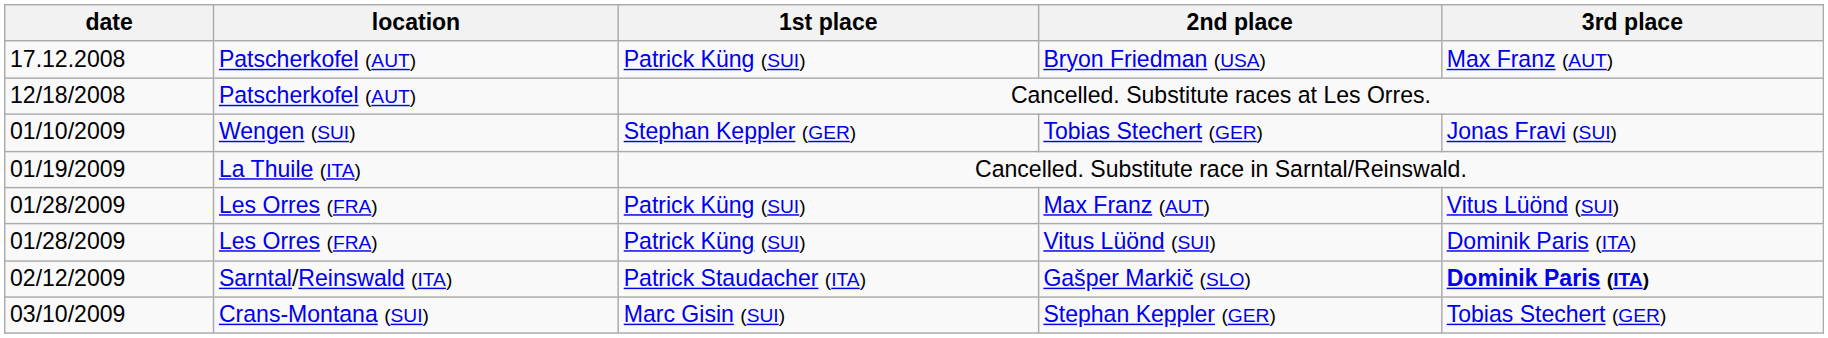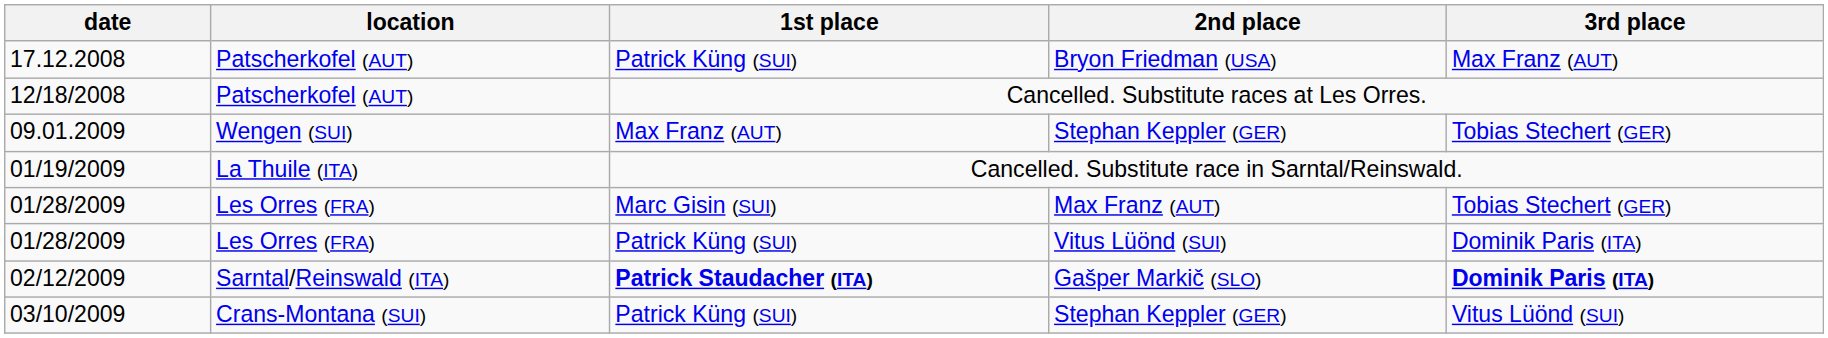+ row: (68, 132)
- row: (68, 132)
(715, 205) Patrick Küng (SUI) -> (696, 205) Marc Gisin (SUI)
(1533, 205) Vitus Lüönd (SUI) -> (1562, 205) Tobias Stechert (GER)
(745, 278) normal -> (744, 278) bold
(704, 315) Marc Gisin (SUI) -> (706, 315) Patrick Küng (SUI)
(1557, 315) Tobias Stechert (GER) -> (1538, 315) Vitus Lüönd (SUI)
